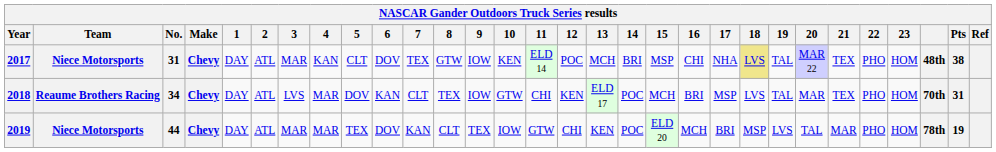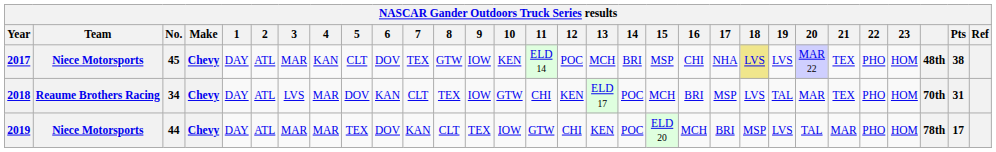(174, 61) 31 -> (174, 61) 45
(782, 61) TAL -> (782, 61) LVS
(958, 130) 19 -> (958, 130) 17
